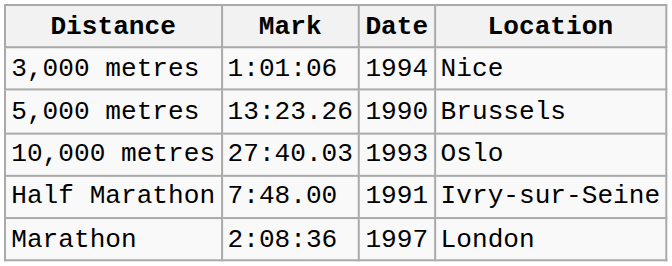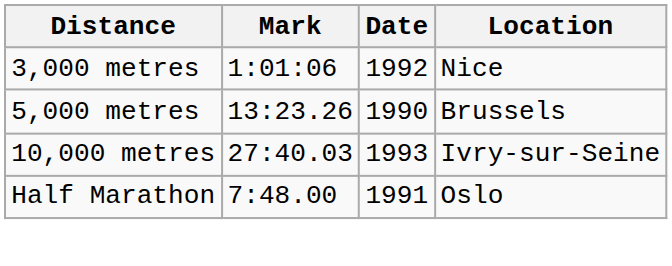(397, 69) 1994 -> (397, 69) 1992
(472, 154) Oslo -> (550, 154) Ivry-sur-Seine
(550, 197) Ivry-sur-Seine -> (472, 197) Oslo
- row: (74, 239)
